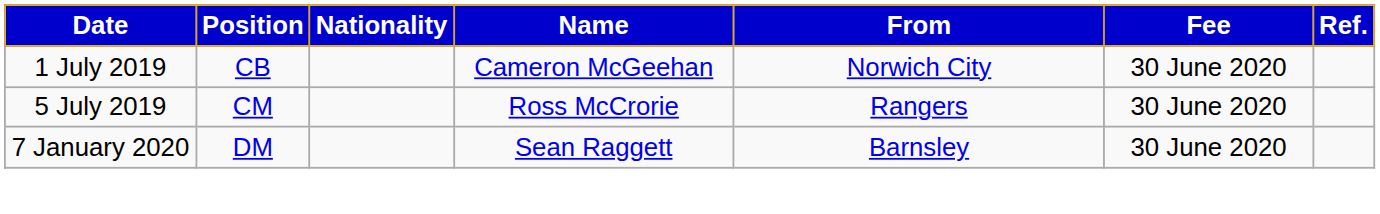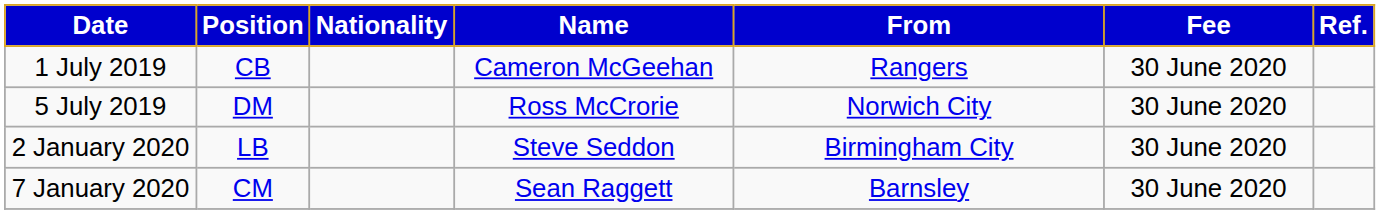(919, 66) Norwich City -> (919, 66) Rangers
(253, 107) CM -> (253, 107) DM
(919, 107) Rangers -> (919, 107) Norwich City
+ row: (100, 148)
(253, 148) DM -> (253, 189) CM
